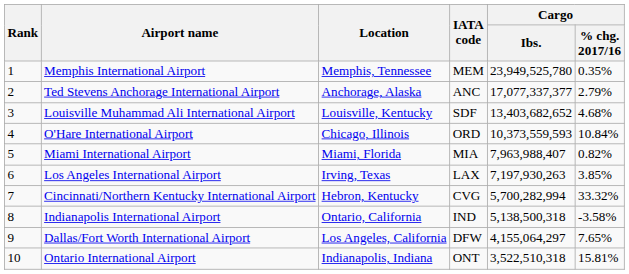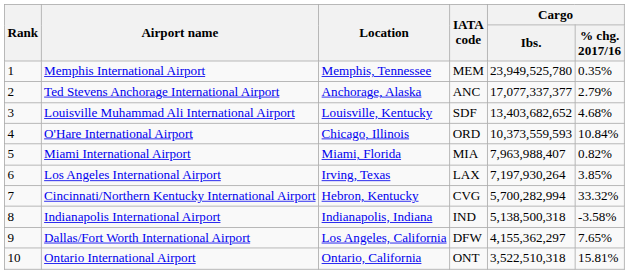(528, 175) 7,197,930,263 -> (528, 175) 7,197,930,264
(372, 216) Ontario, California -> (377, 216) Indianapolis, Indiana
(528, 237) 4,155,064,297 -> (528, 237) 4,155,362,297
(377, 258) Indianapolis, Indiana -> (372, 258) Ontario, California
